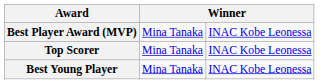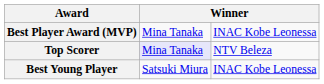(173, 50) no background -> (173, 50) lavender background
(260, 50) INAC Kobe Leonessa -> (243, 50) NTV Beleza
(173, 69) Mina Tanaka -> (175, 69) Satsuki Miura
